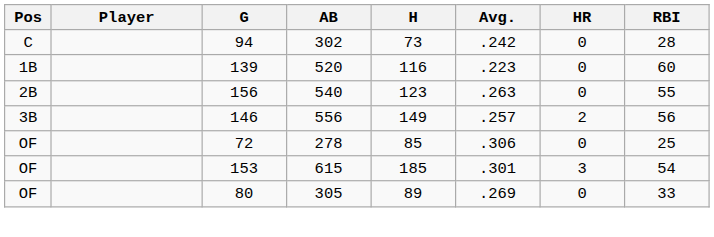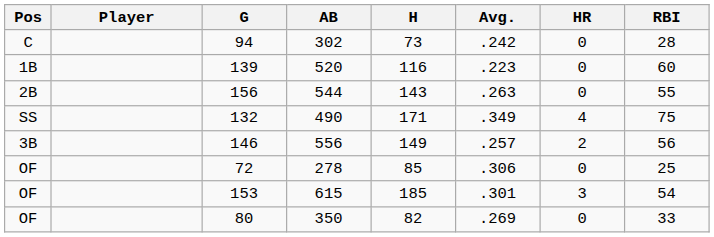(329, 93) 540 -> (329, 93) 544
(413, 93) 123 -> (413, 93) 143
+ row: (244, 118)
(329, 194) 305 -> (329, 219) 350
(413, 194) 89 -> (413, 219) 82
